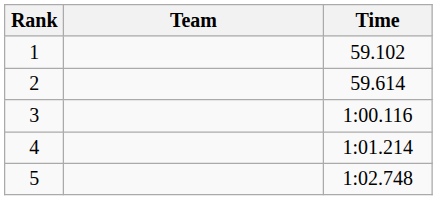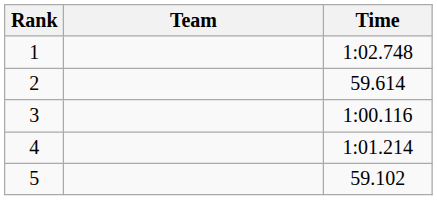(378, 52) 59.102 -> (378, 52) 1:02.748
(378, 178) 1:02.748 -> (378, 178) 59.102
